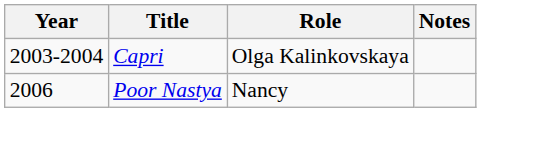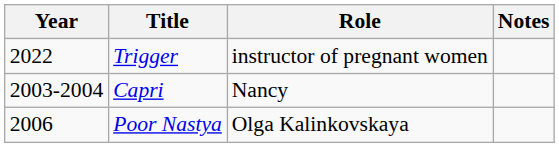+ row: (146, 55)
(320, 55) Olga Kalinkovskaya -> (260, 90) Nancy
(260, 90) Nancy -> (320, 124) Olga Kalinkovskaya
